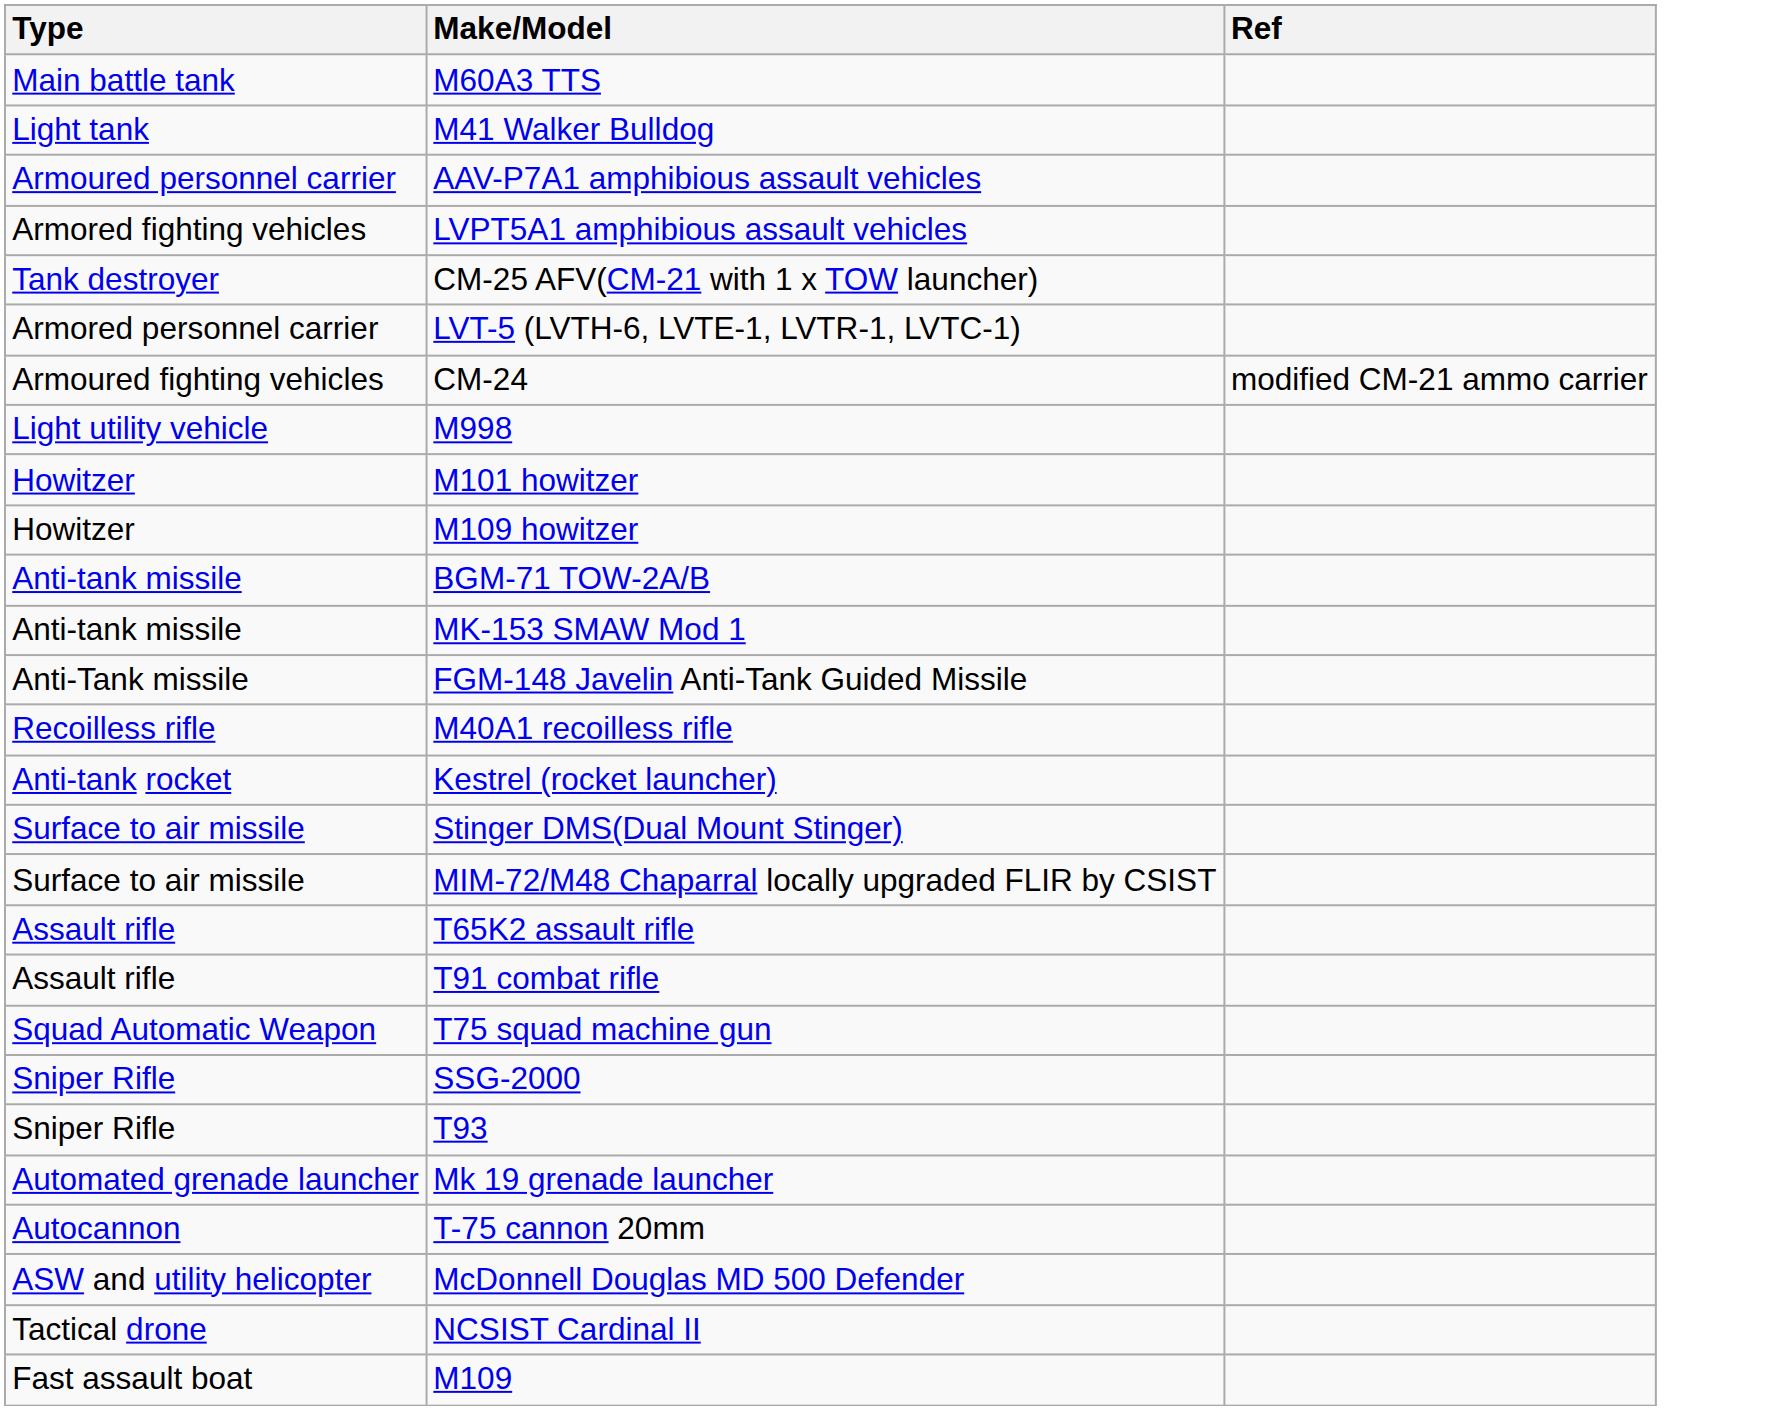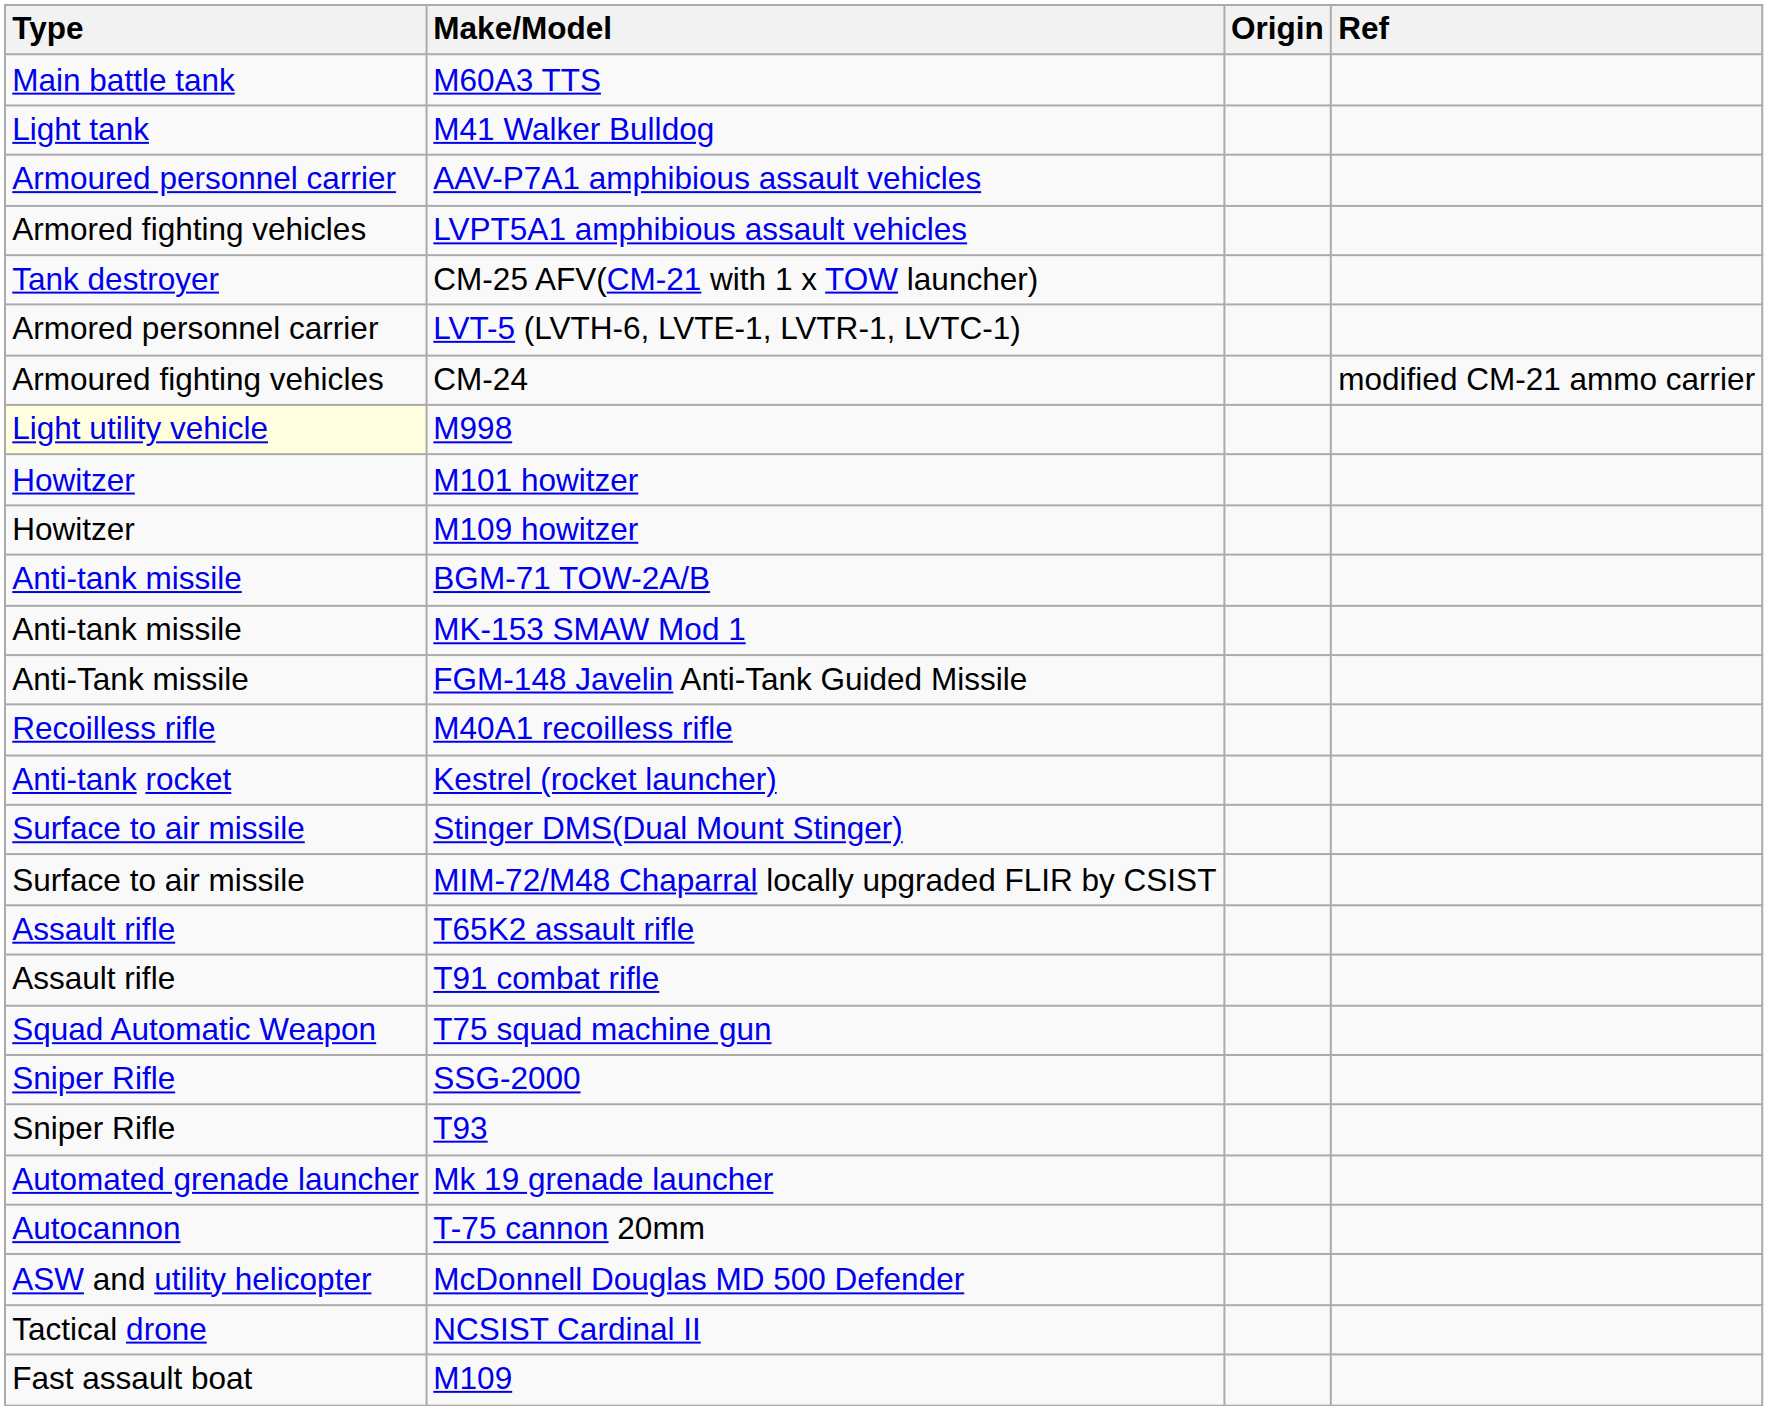+ column: (1277, 29)
(140, 429) no background -> (140, 429) lightyellow background
